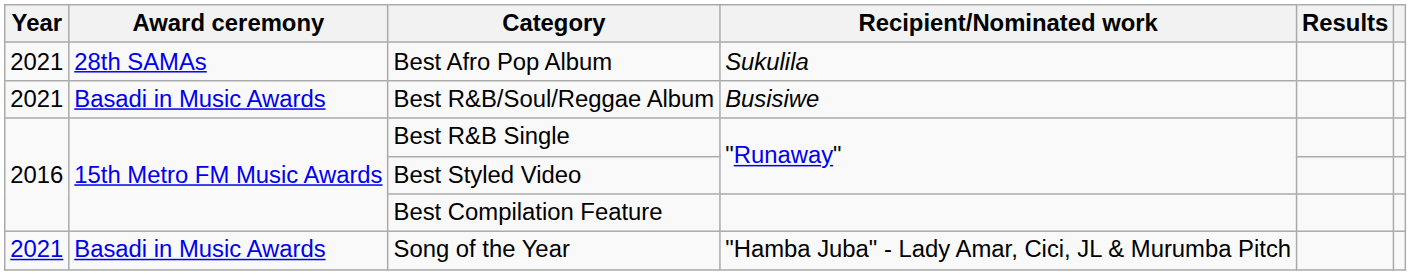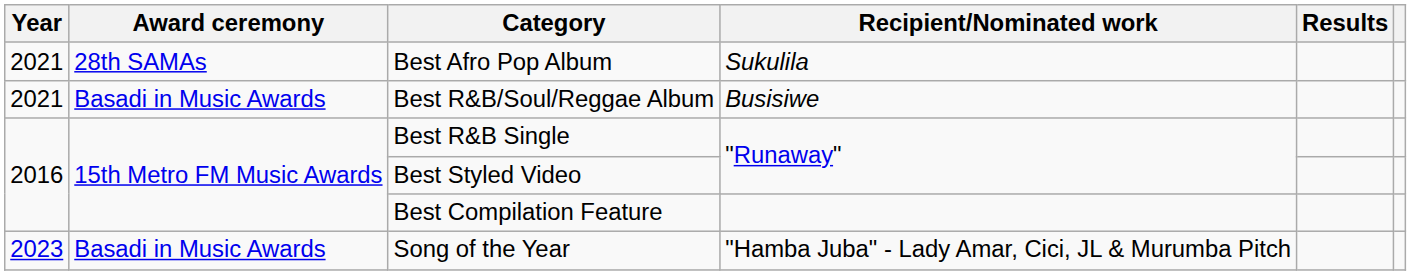(37, 250) 2021 -> (37, 250) 2023
